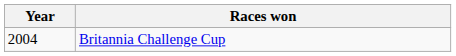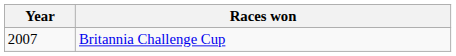(23, 39) 2004 -> (23, 39) 2007
